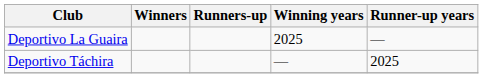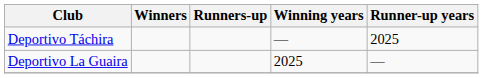rows swapped: (68, 38) <-> (61, 61)
